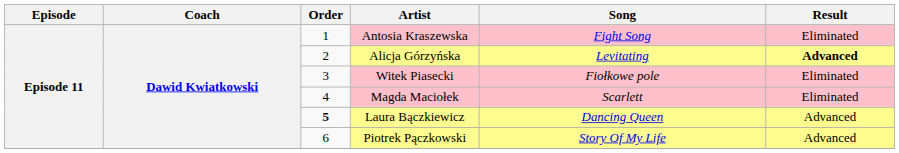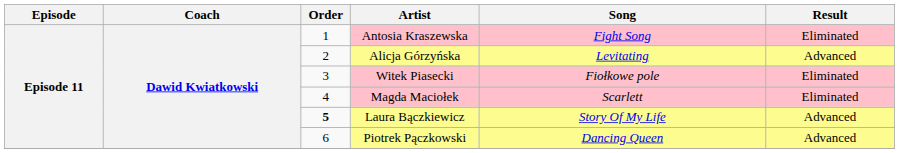(830, 55) bold -> (830, 55) normal
(622, 117) Dancing Queen -> (622, 117) Story Of My Life
(622, 138) Story Of My Life -> (622, 138) Dancing Queen
